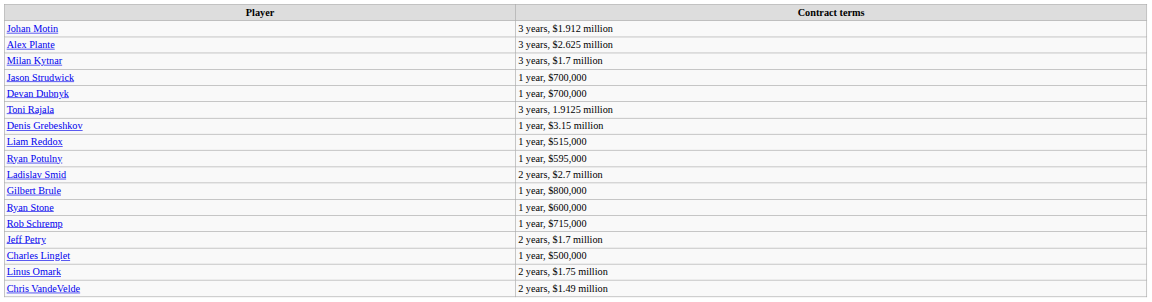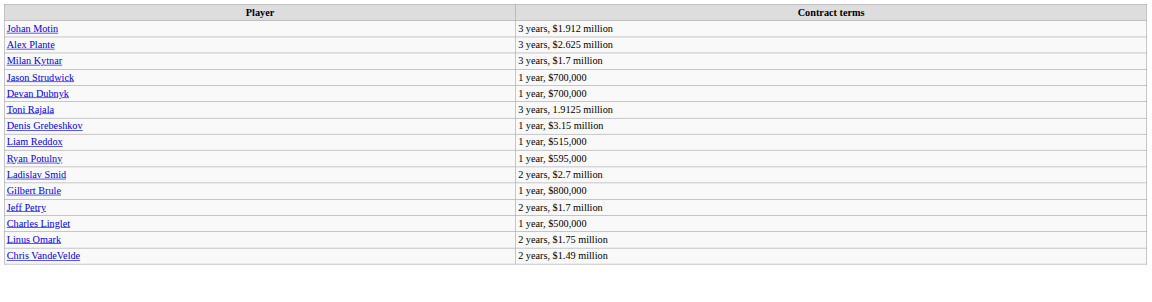- row: (30, 207)
- row: (35, 223)
